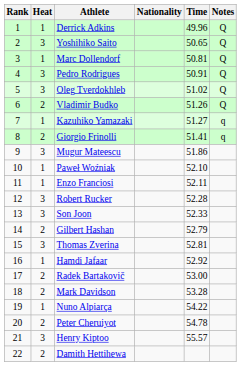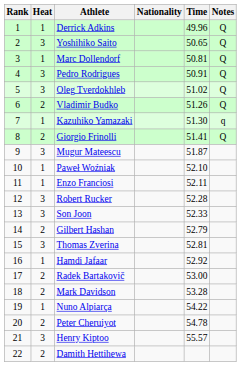(197, 121) 51.27 -> (197, 121) 51.30
(223, 136) q -> (223, 136) Q
(197, 152) 51.86 -> (197, 152) 51.87
